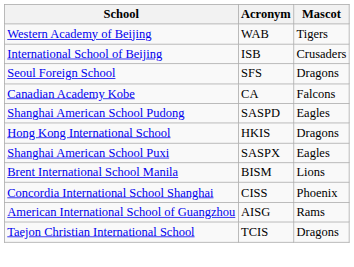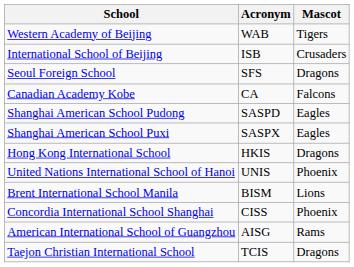rows swapped: (88, 152) <-> (89, 133)
+ row: (121, 172)
